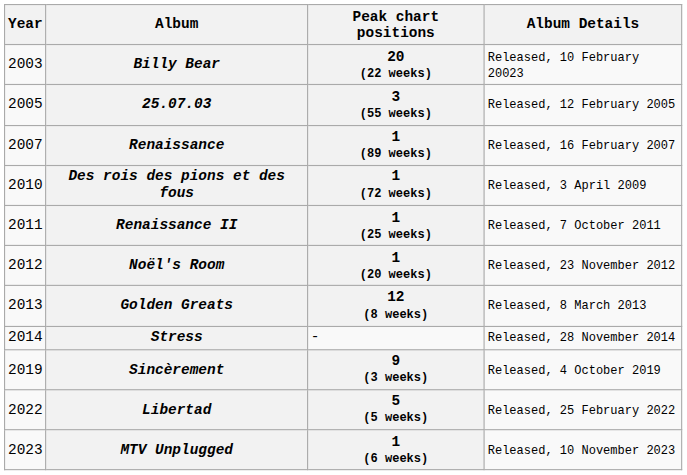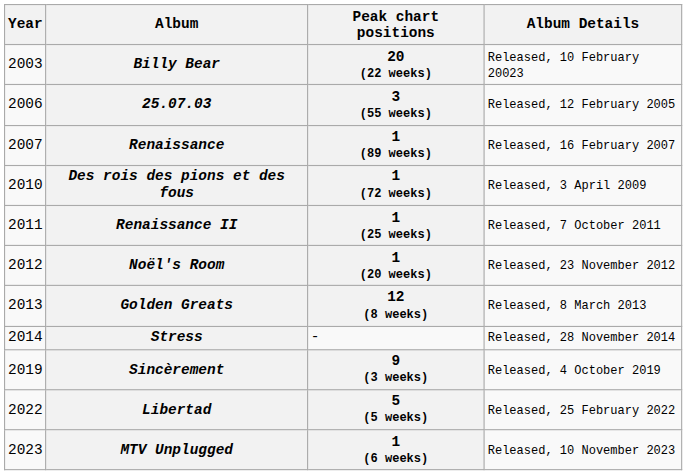(25, 105) 2005 -> (25, 105) 2006
